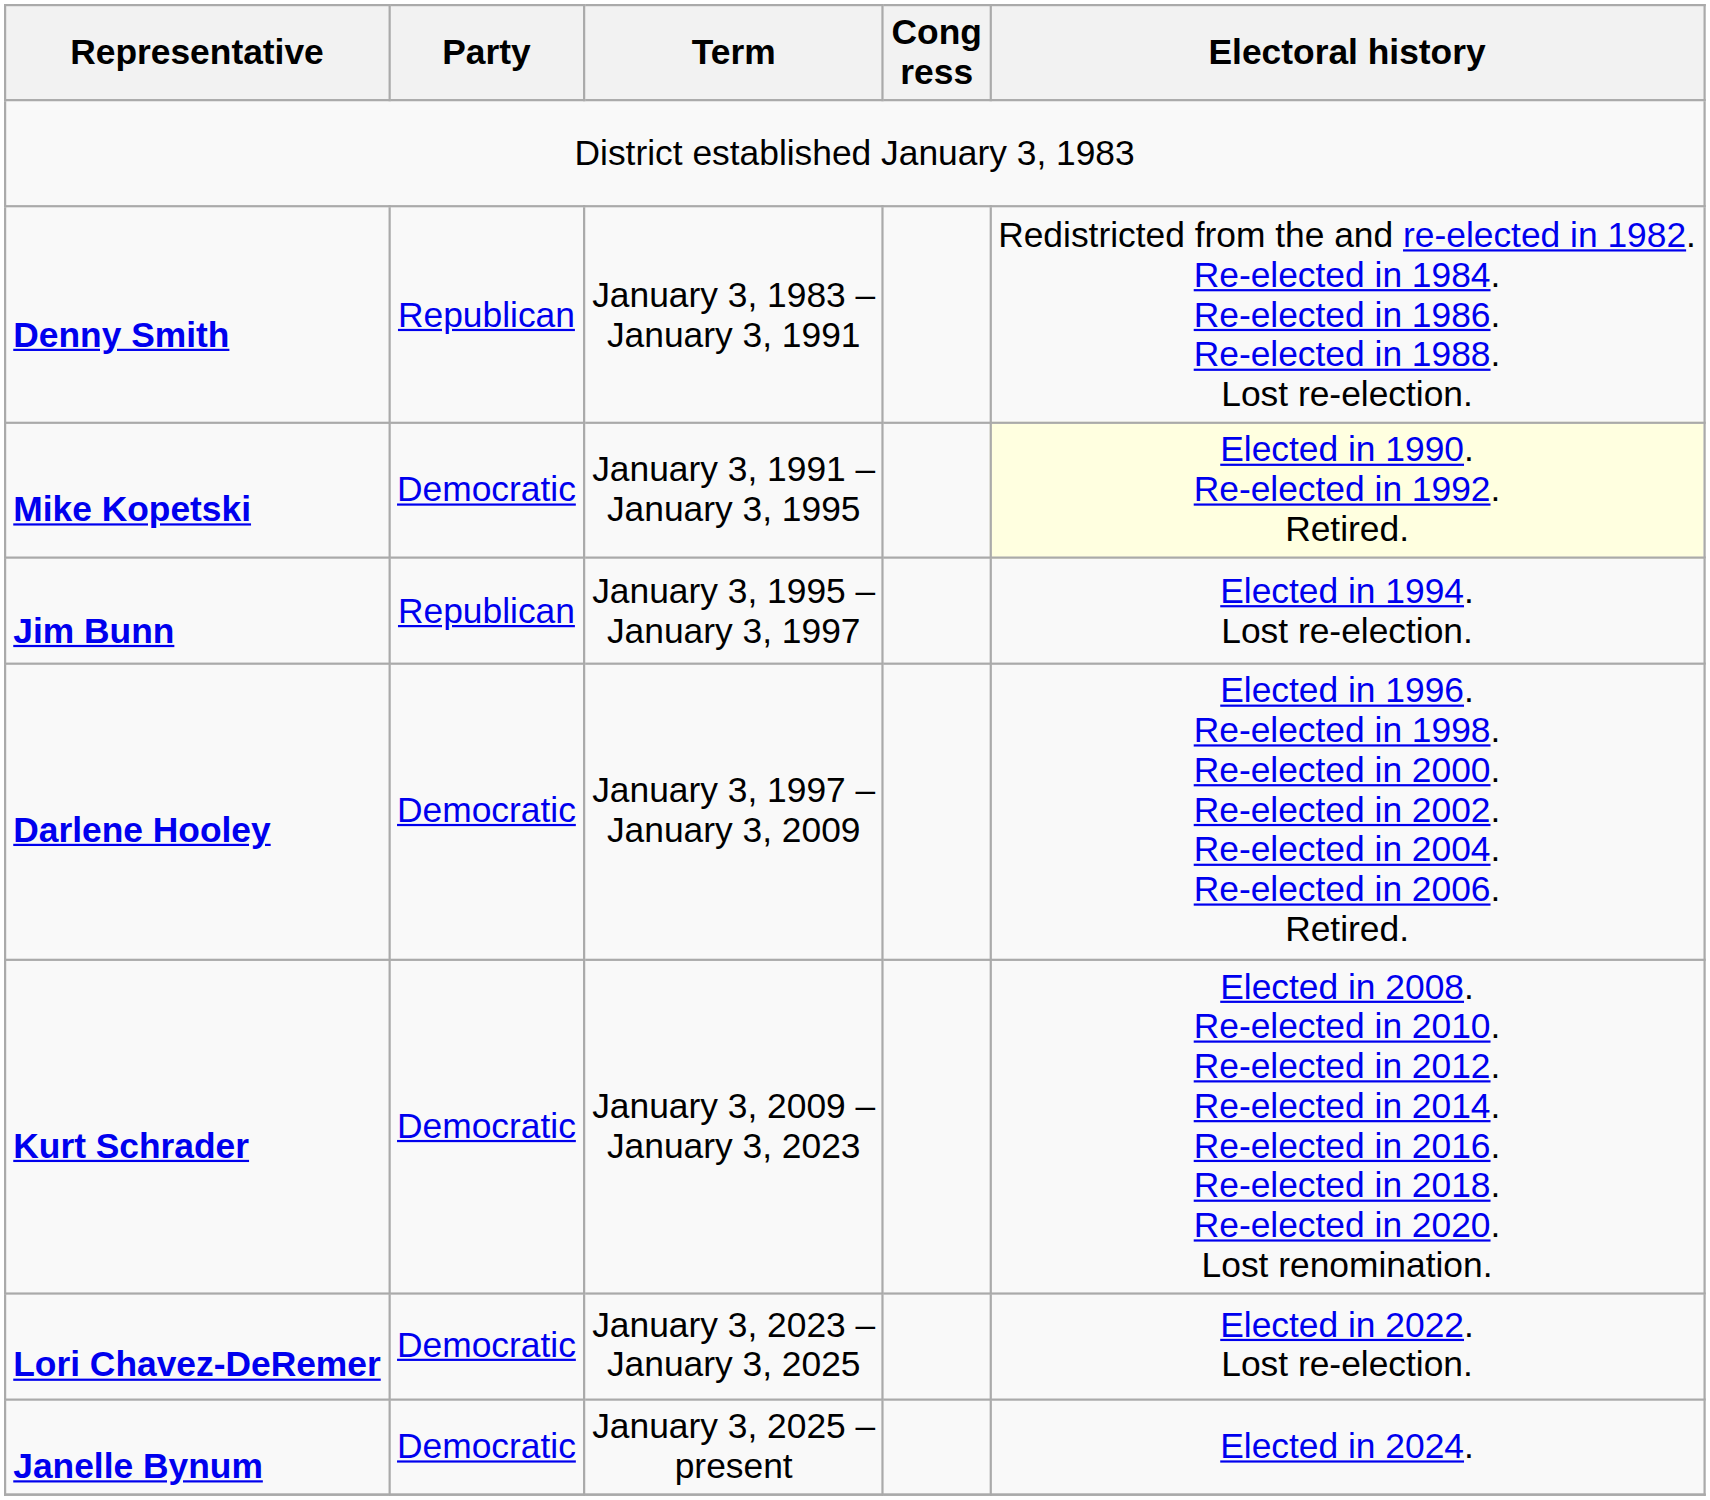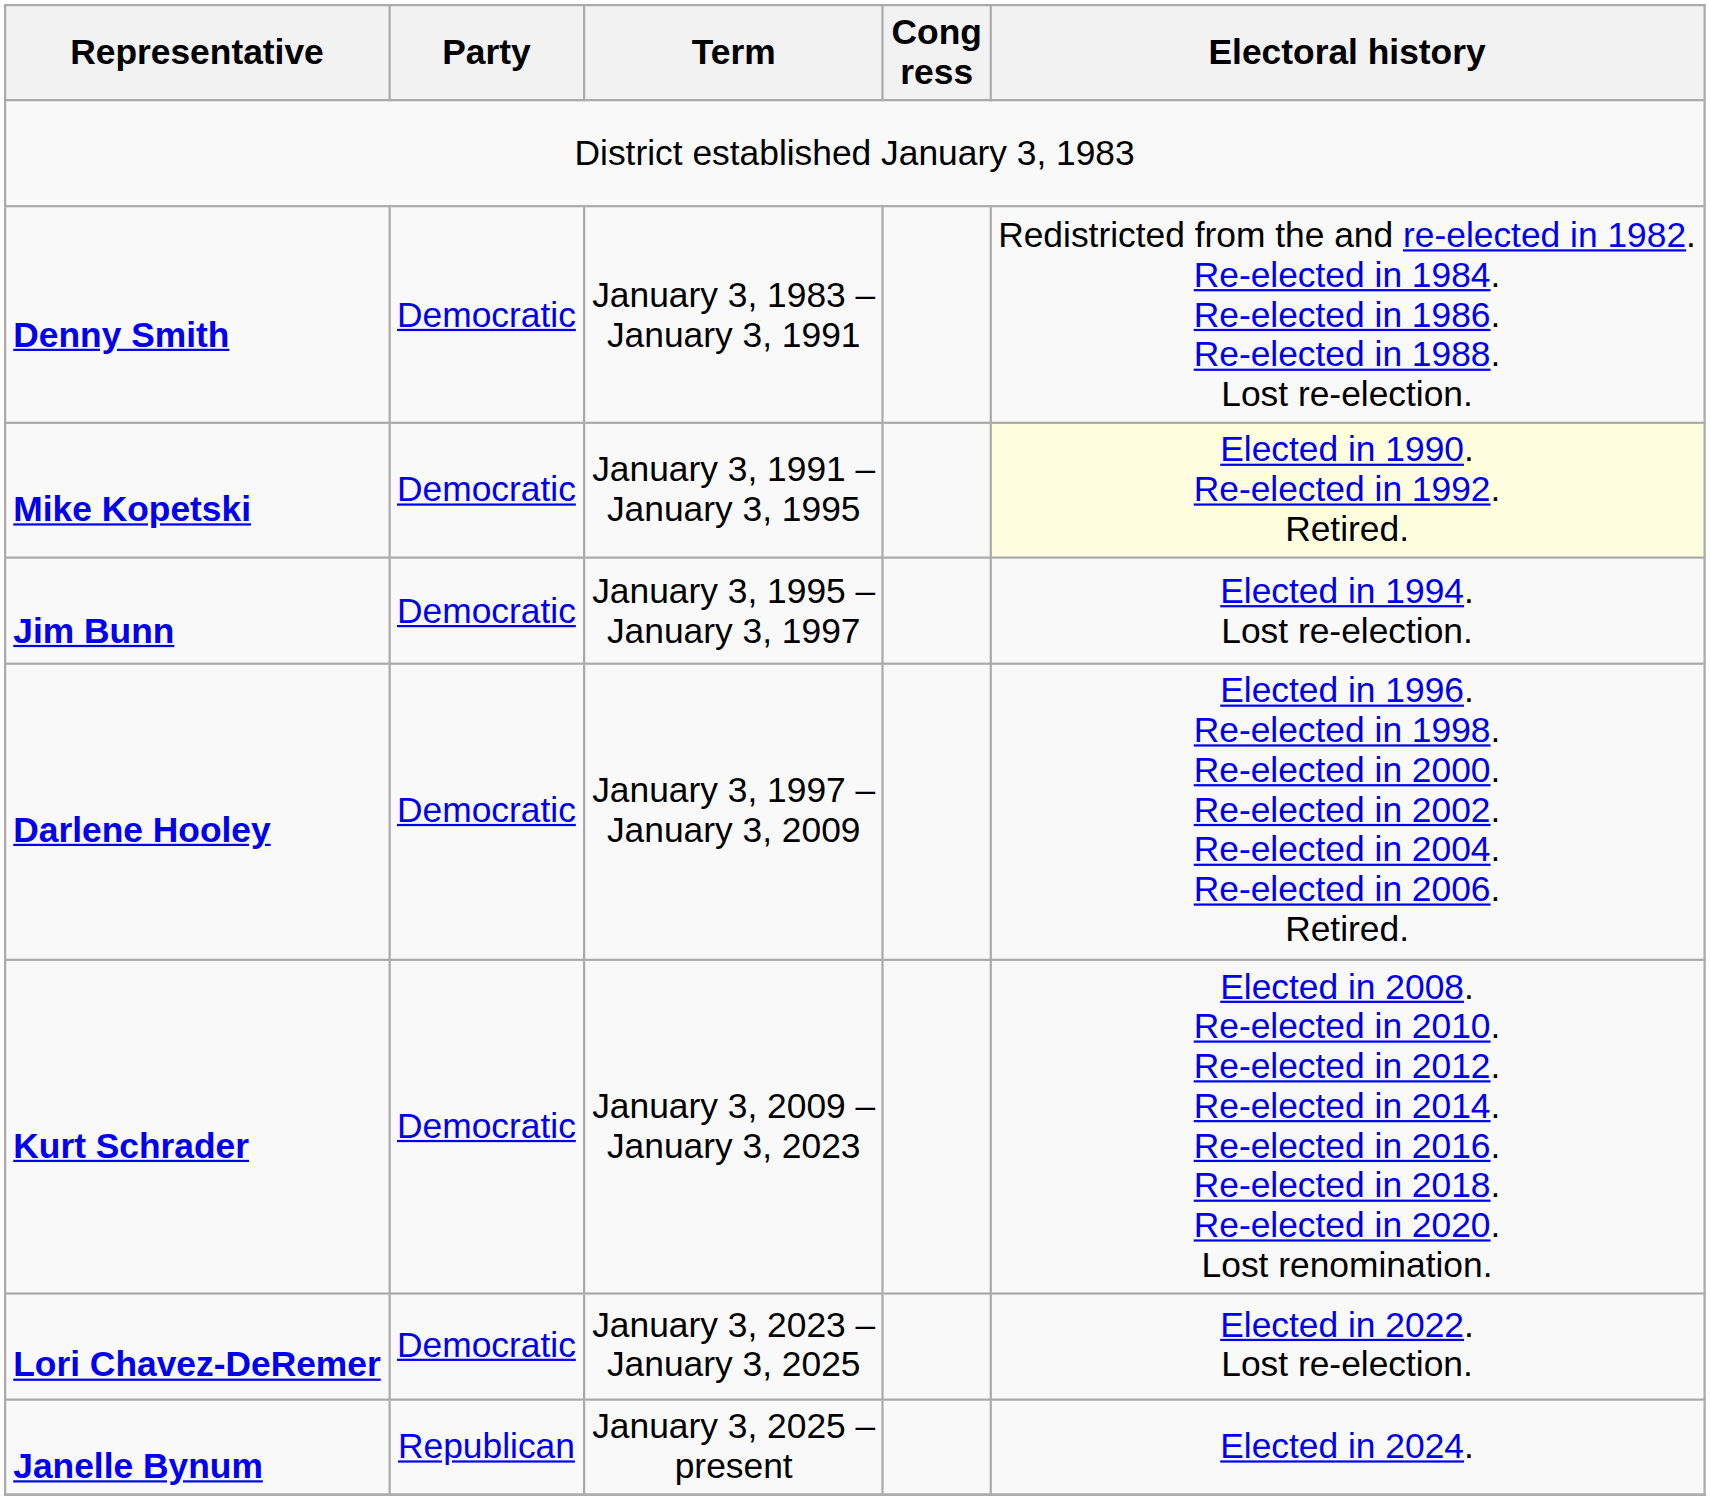(486, 314) Republican -> (486, 314) Democratic
(486, 610) Republican -> (486, 610) Democratic
(486, 1446) Democratic -> (486, 1446) Republican
